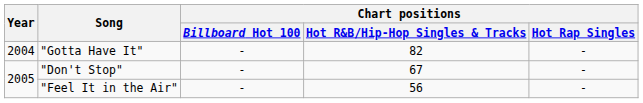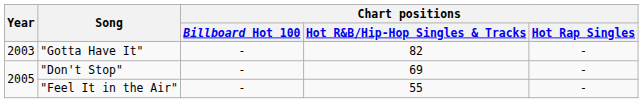(21, 51) 2004 -> (21, 51) 2003
(416, 70) 67 -> (416, 70) 69
(416, 88) 56 -> (416, 88) 55
